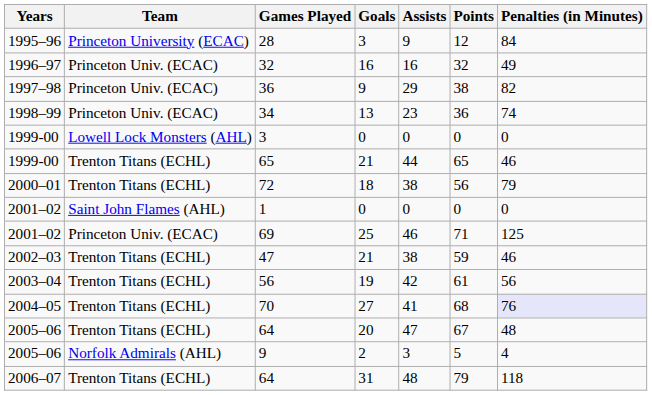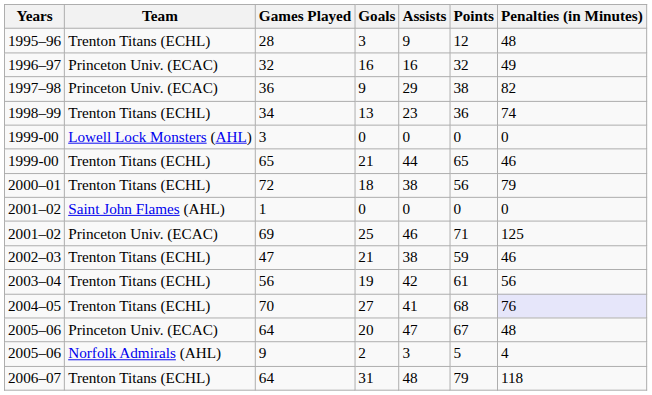(159, 40) Princeton University (ECAC) -> (139, 40) Trenton Titans (ECHL)
(509, 40) 84 -> (509, 40) 48
(143, 112) Princeton Univ. (ECAC) -> (139, 112) Trenton Titans (ECHL)
(139, 329) Trenton Titans (ECHL) -> (143, 329) Princeton Univ. (ECAC)
